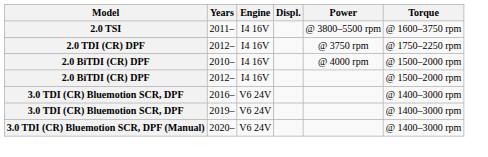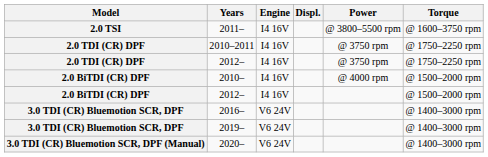+ row: (106, 45)
